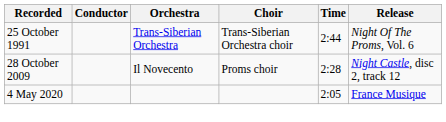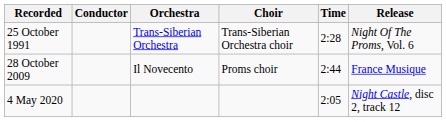(331, 38) 2:44 -> (331, 38) 2:28
(331, 69) 2:28 -> (331, 69) 2:44
(392, 69) Night Castle, disc 2, track 12 -> (389, 69) France Musique
(389, 94) France Musique -> (392, 100) Night Castle, disc 2, track 12
